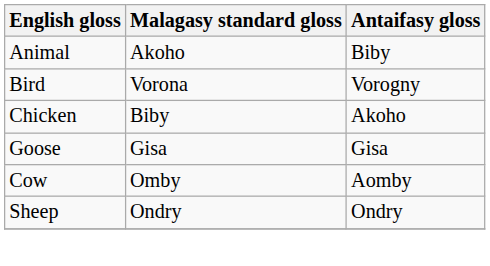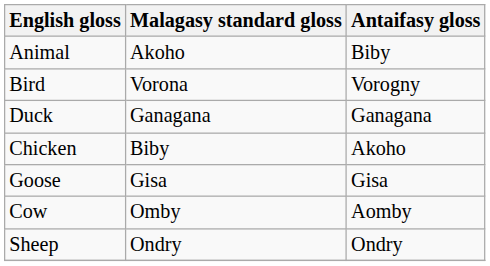+ row: (31, 116)
